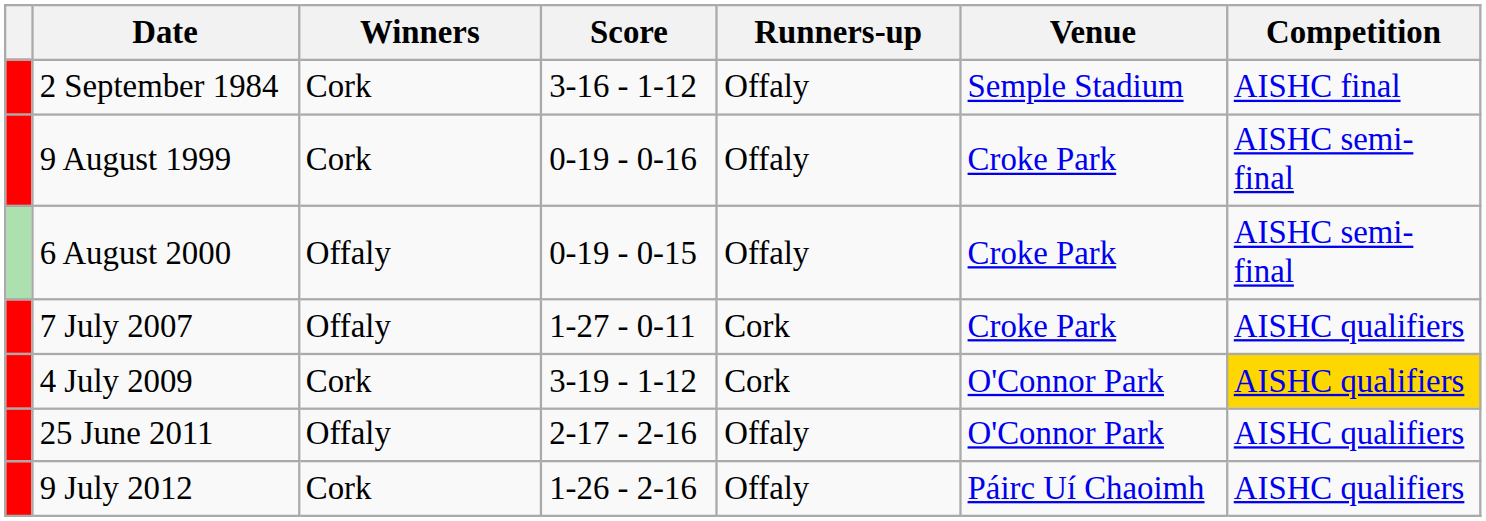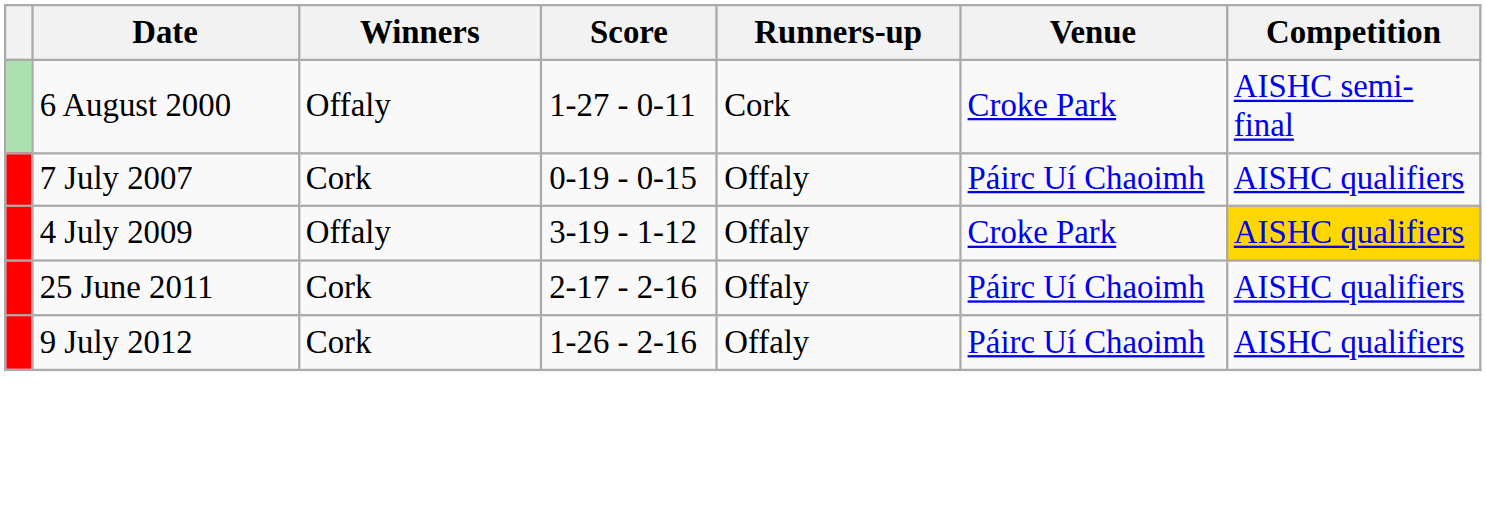- row: (159, 86)
- row: (135, 159)
(623, 252) 0-19 - 0-15 -> (622, 105) 1-27 - 0-11
(767, 252) Offaly -> (757, 105) Cork
(348, 326) Offaly -> (339, 179) Cork
(622, 326) 1-27 - 0-11 -> (623, 179) 0-19 - 0-15
(757, 326) Cork -> (767, 179) Offaly
(1042, 326) Croke Park -> (1086, 179) Páirc Uí Chaoimh
(339, 380) Cork -> (348, 233) Offaly
(757, 380) Cork -> (767, 233) Offaly
(1066, 380) O'Connor Park -> (1042, 233) Croke Park
(348, 434) Offaly -> (339, 287) Cork
(1066, 434) O'Connor Park -> (1086, 287) Páirc Uí Chaoimh
